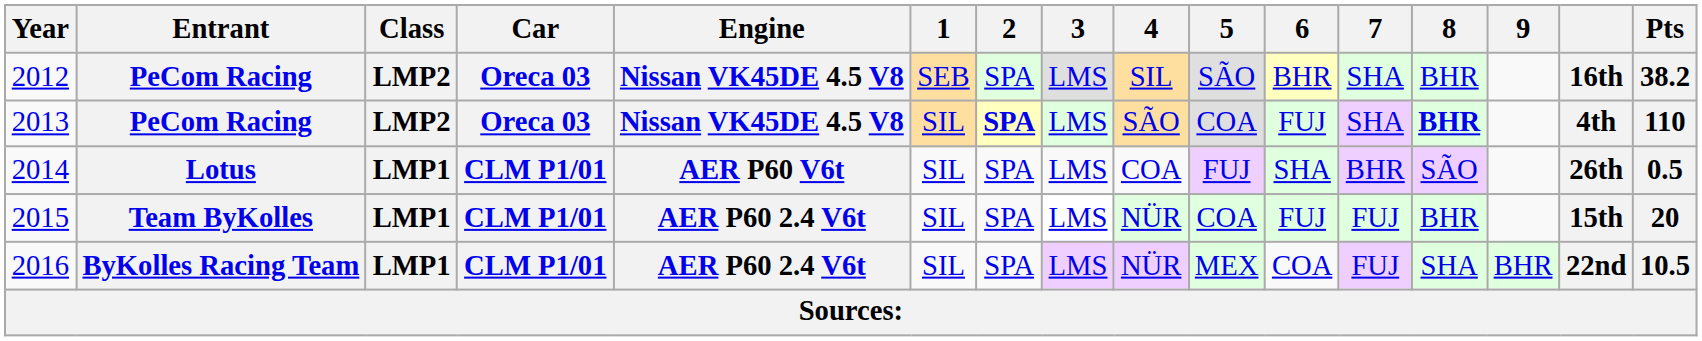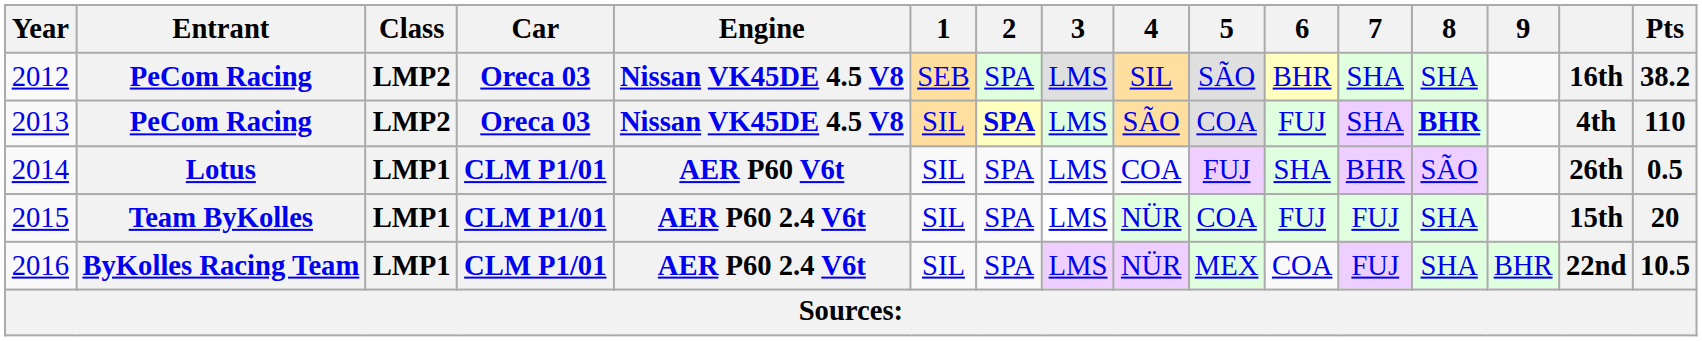(1449, 75) BHR -> (1449, 75) SHA
(1449, 217) BHR -> (1449, 217) SHA
